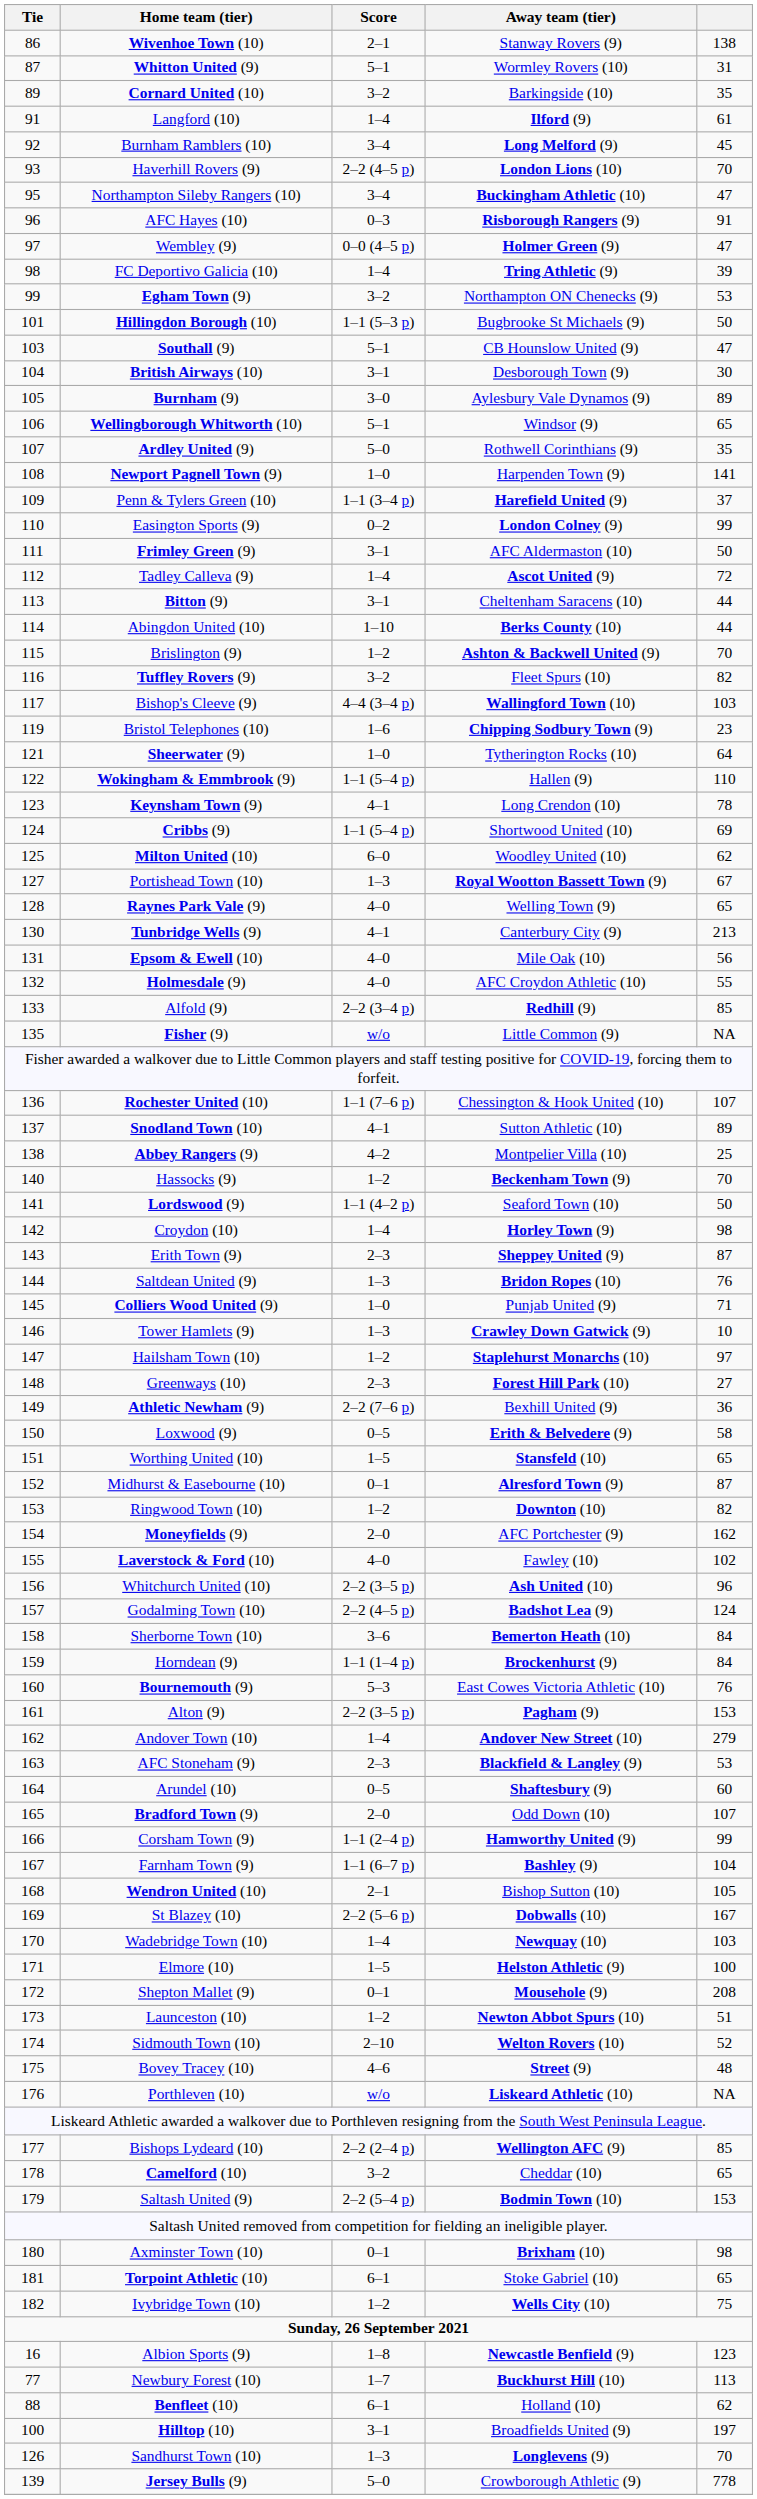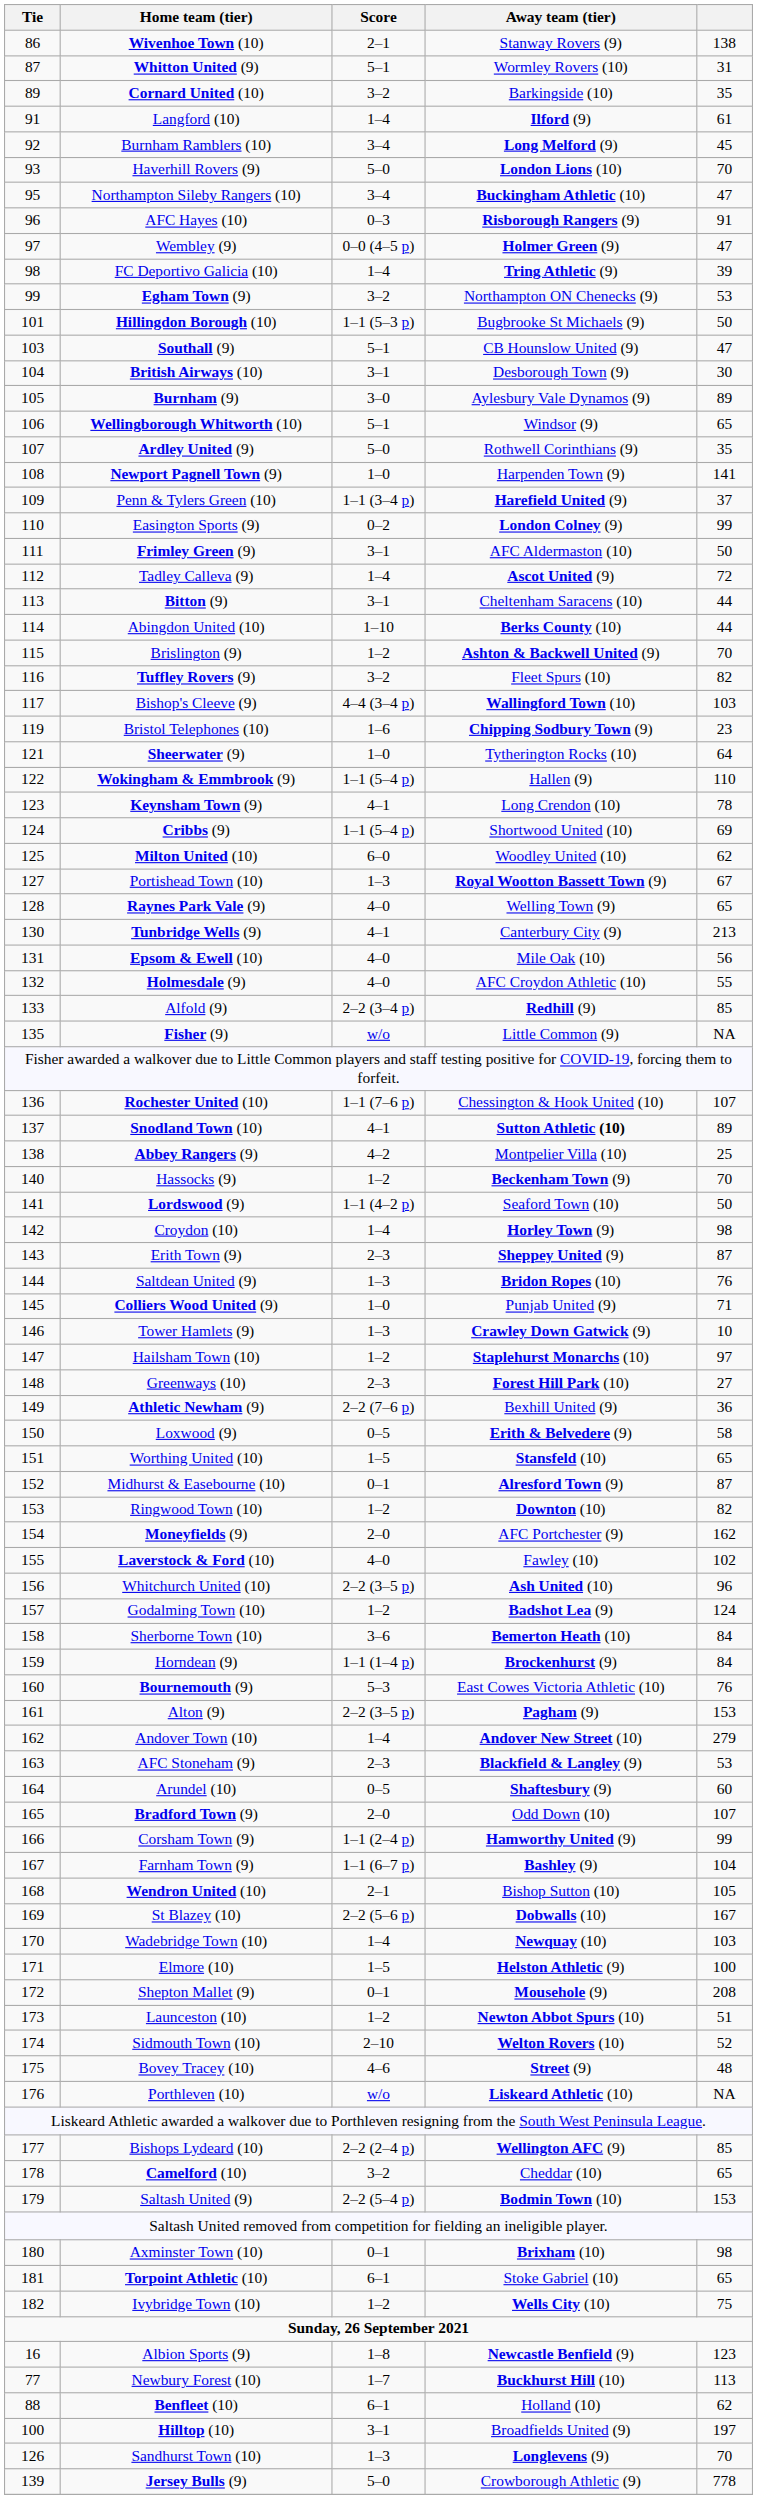(378, 170) 2–2 (4–5 p) -> (378, 170) 5–0
(561, 1128) normal -> (561, 1128) bold
(378, 1611) 2–2 (4–5 p) -> (378, 1611) 1–2
